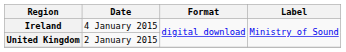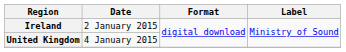(121, 26) 4 January 2015 -> (121, 26) 2 January 2015
(121, 40) 2 January 2015 -> (121, 40) 4 January 2015
